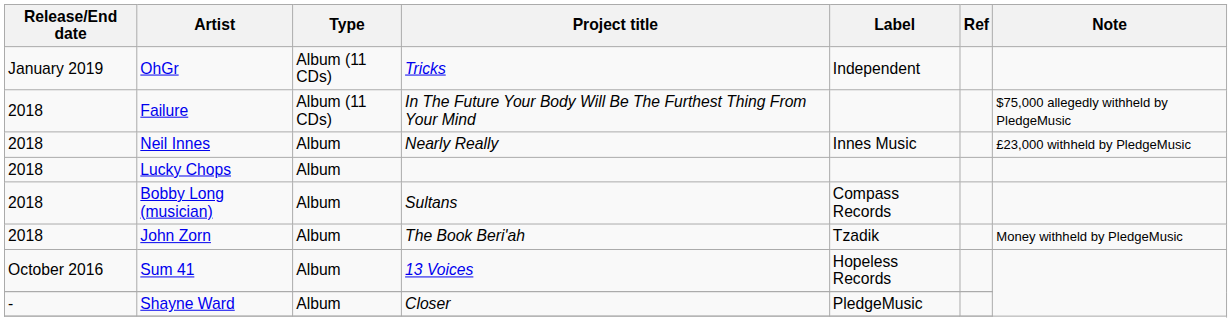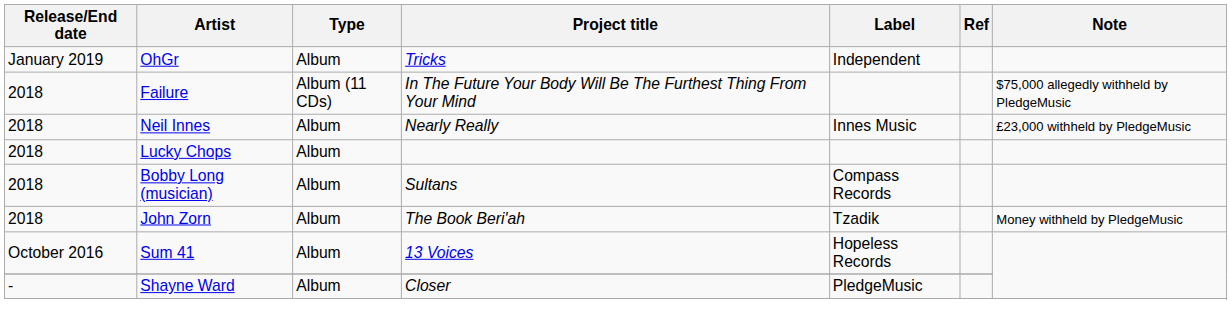(331, 68) Album (11 CDs) -> (318, 59) Album
